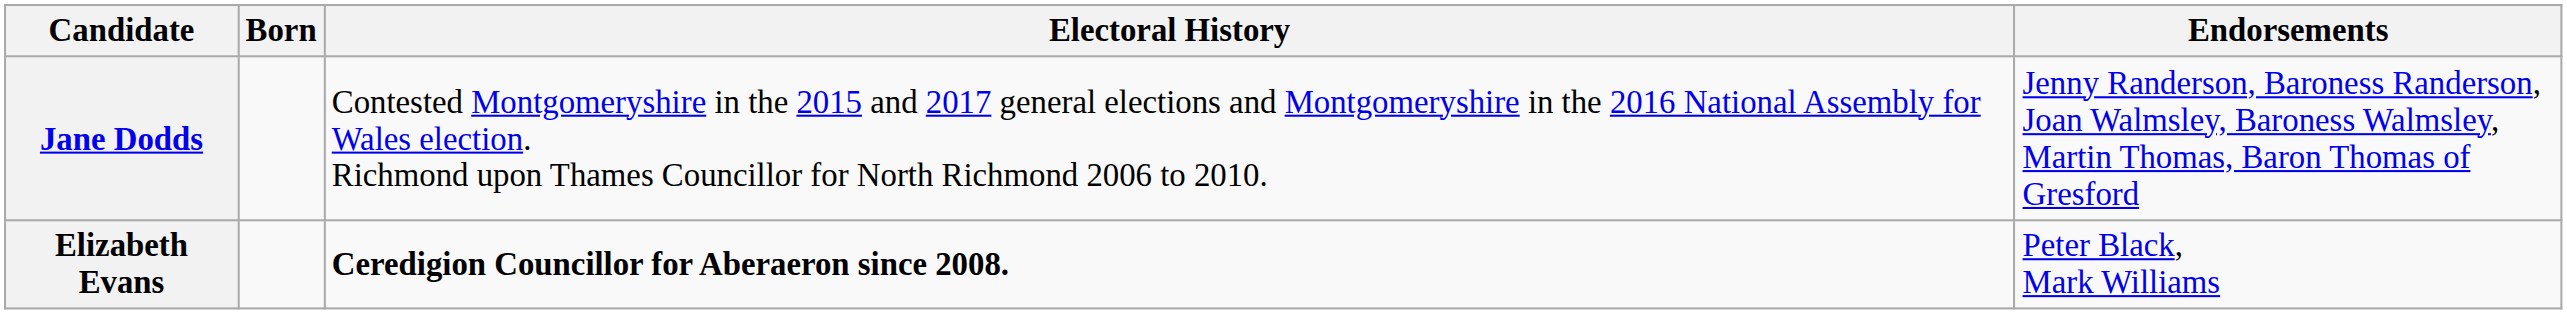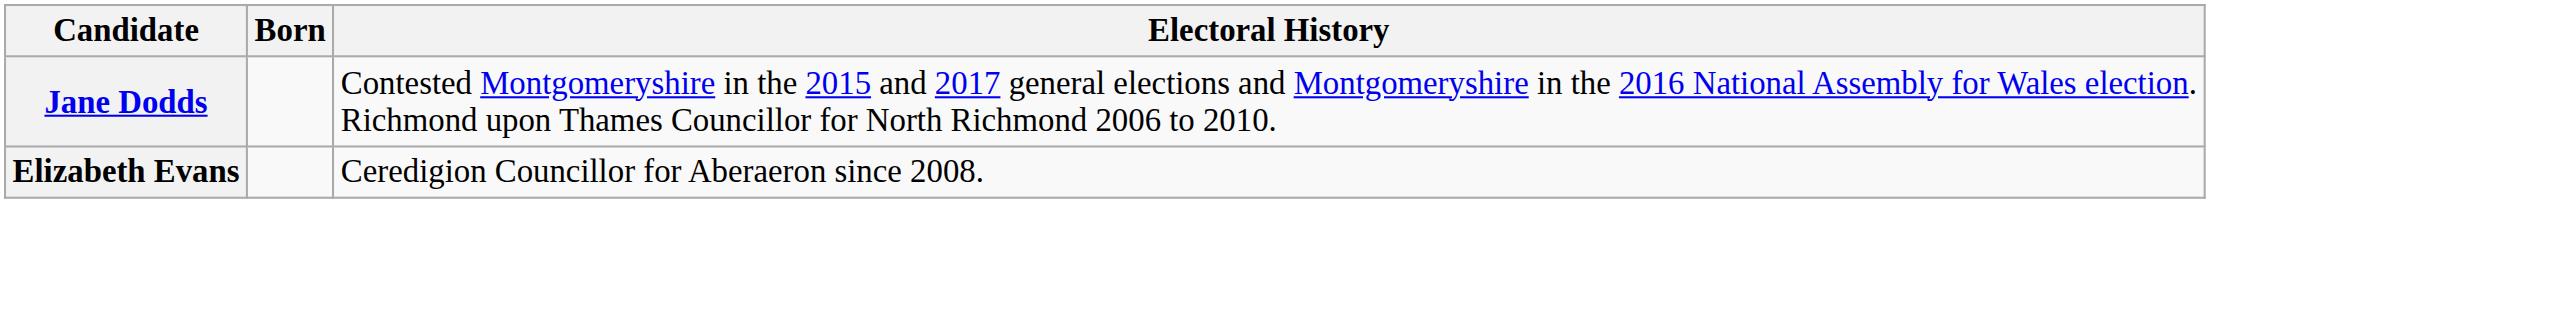- column: (2288, 30)
(670, 263) bold -> (662, 171) normal
